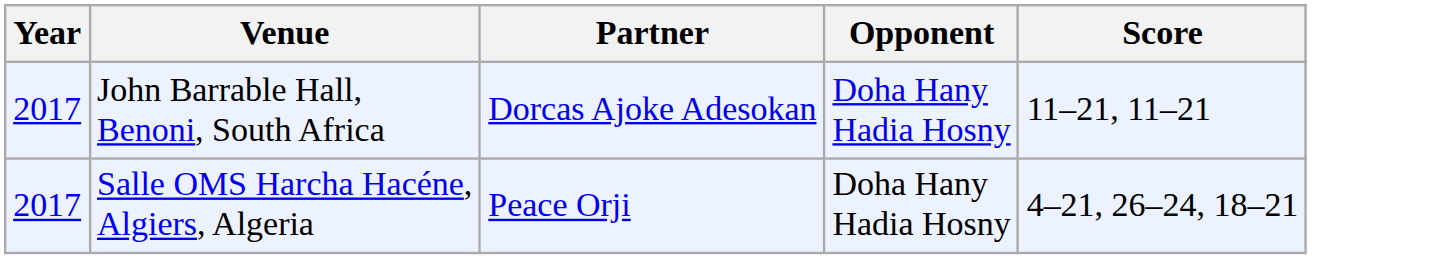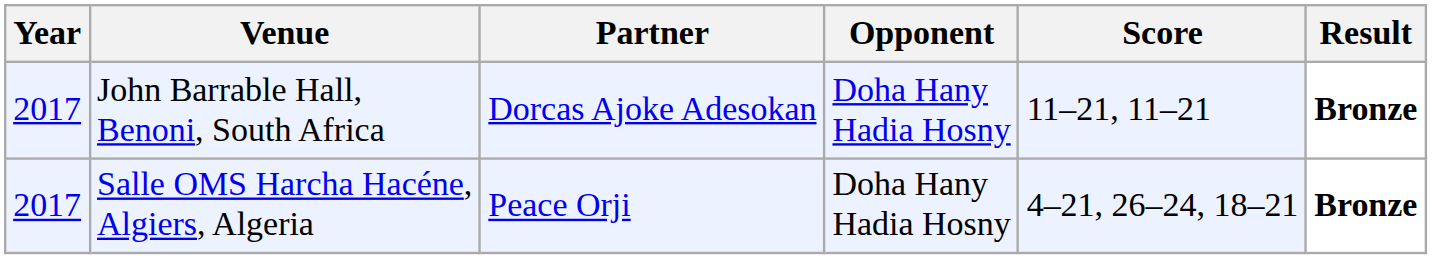+ column: (1366, 32)
